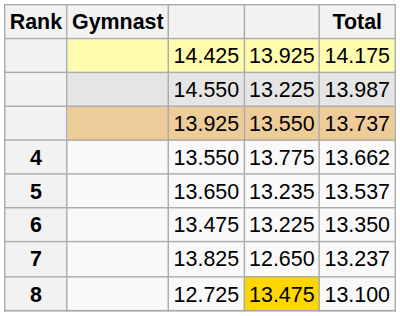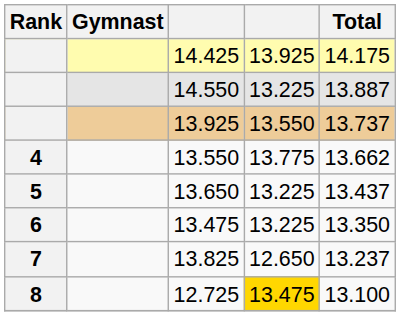(357, 90) 13.987 -> (357, 90) 13.887
(282, 191) 13.235 -> (282, 191) 13.225
(357, 191) 13.537 -> (357, 191) 13.437
